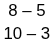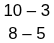rows swapped: (27, 10) <-> (27, 33)
